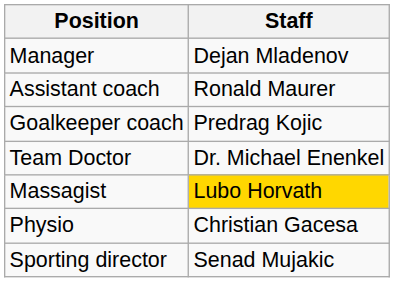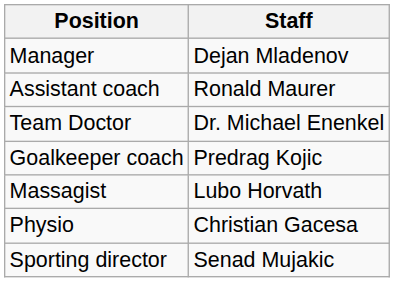rows swapped: (97, 123) <-> (70, 157)
(258, 191) gold background -> (258, 191) no background
